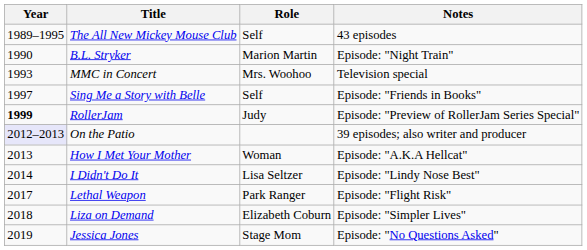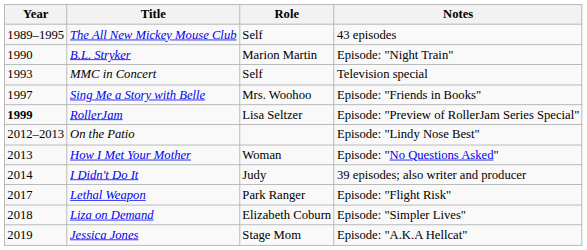(277, 74) Mrs. Woohoo -> (253, 74) Self
(253, 94) Self -> (277, 94) Mrs. Woohoo
(254, 114) Judy -> (272, 114) Lisa Seltzer
(36, 134) lavender background -> (36, 134) no background
(432, 134) 39 episodes; also writer and producer -> (408, 134) Episode: "Lindy Nose Best"
(402, 154) Episode: "A.K.A Hellcat" -> (418, 154) Episode: "No Questions Asked"
(272, 174) Lisa Seltzer -> (254, 174) Judy
(408, 174) Episode: "Lindy Nose Best" -> (432, 174) 39 episodes; also writer and producer
(418, 235) Episode: "No Questions Asked" -> (402, 235) Episode: "A.K.A Hellcat"
